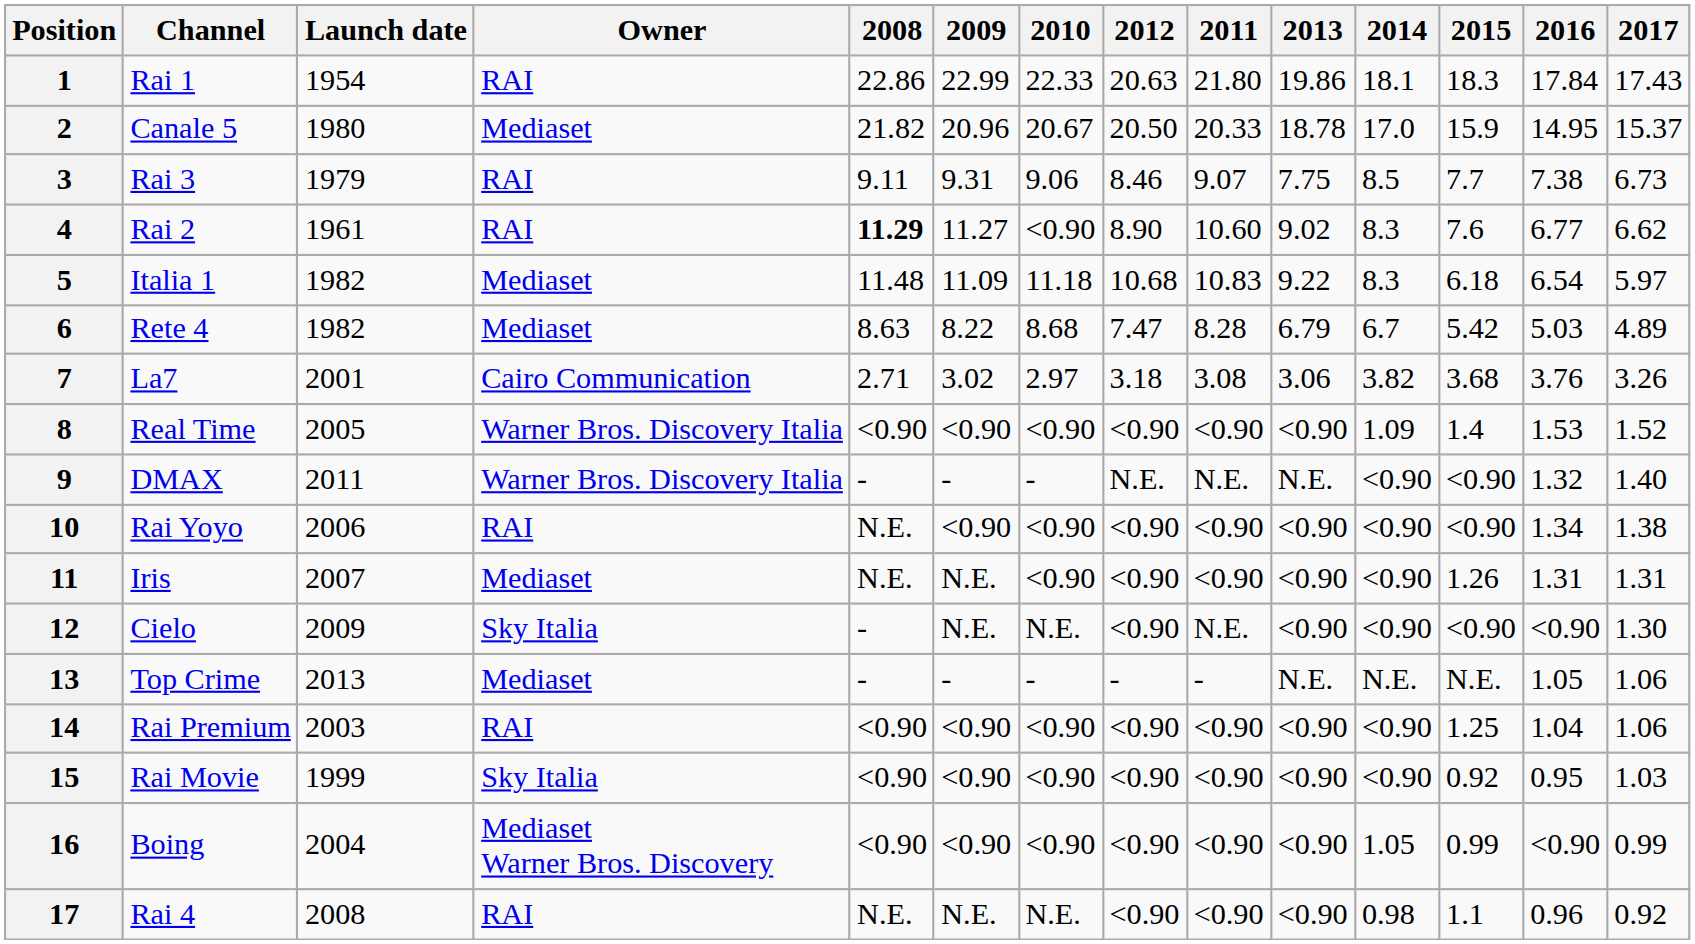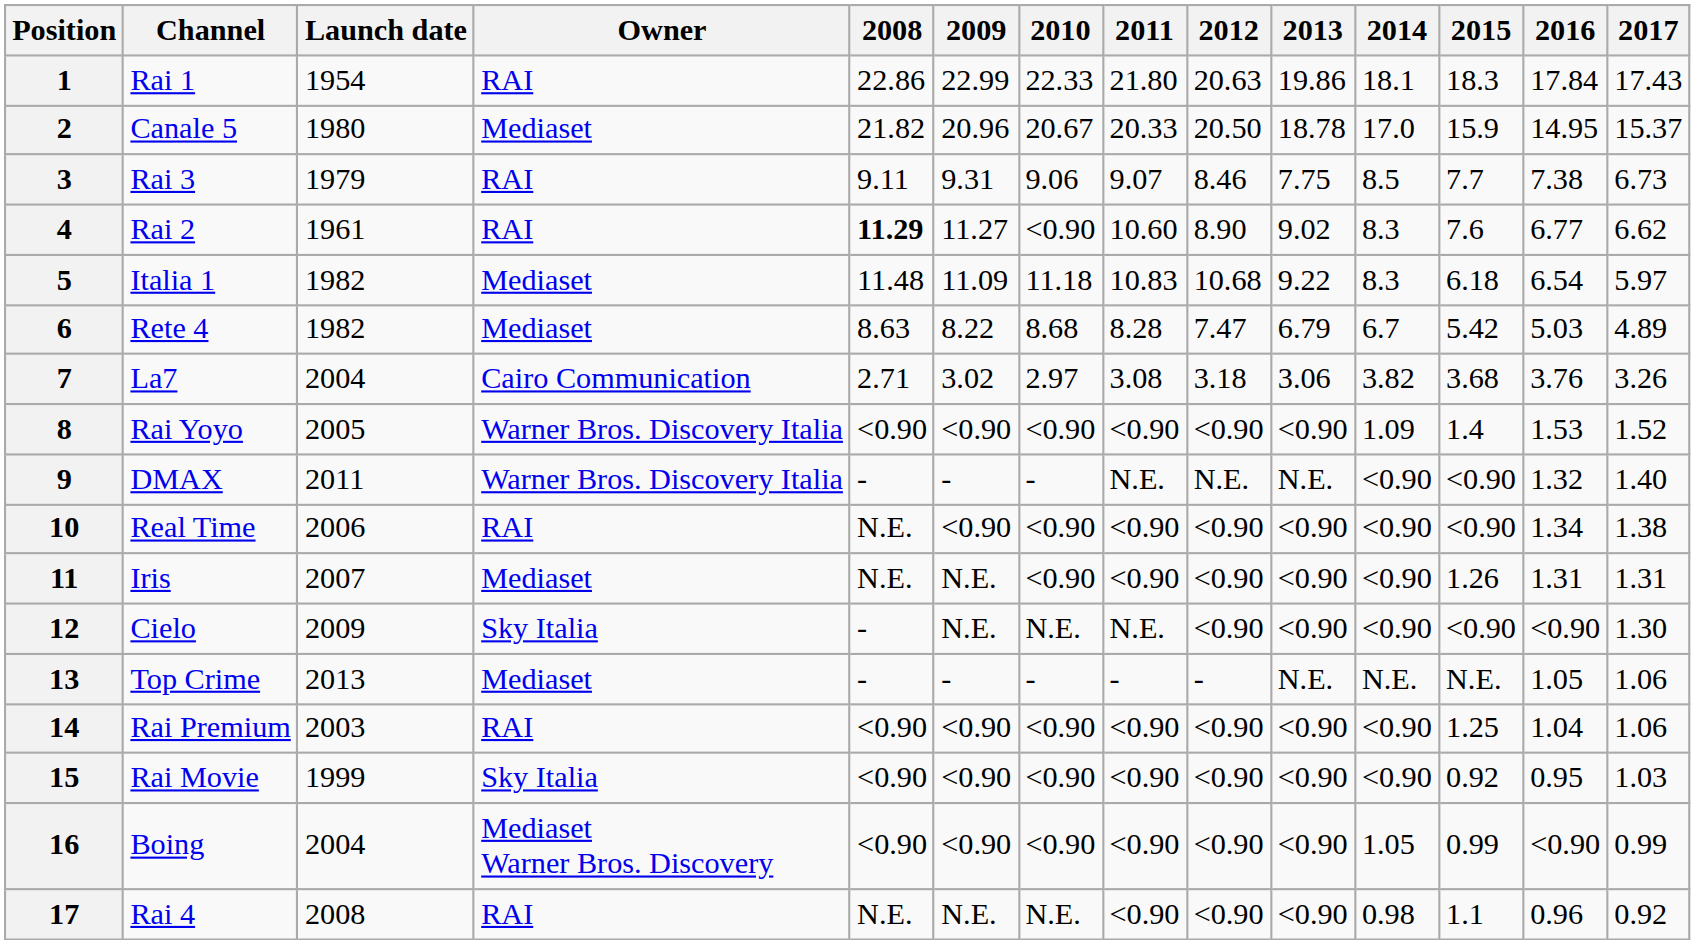columns swapped: (1229, 29) <-> (1144, 29)
(335, 378) 2001 -> (335, 378) 2004
(193, 428) Real Time -> (187, 428) Rai Yoyo
(187, 528) Rai Yoyo -> (193, 528) Real Time
